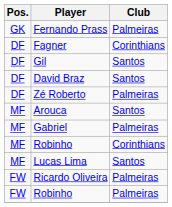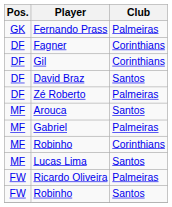(128, 62) Santos -> (139, 62) Corinthians
(135, 194) Palmeiras -> (128, 194) Santos
